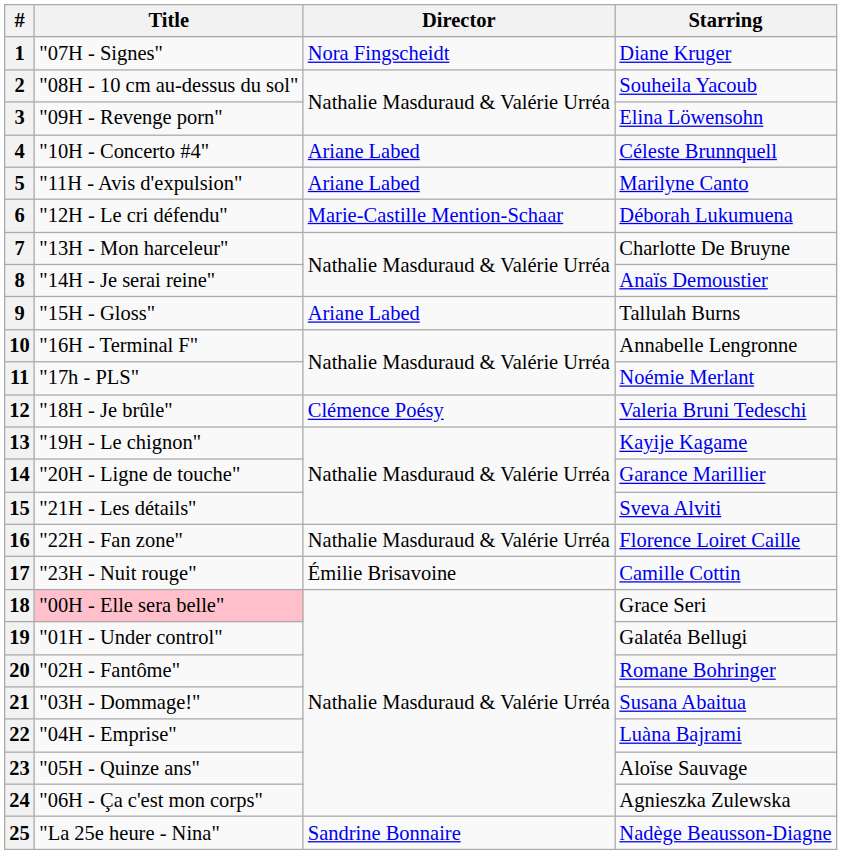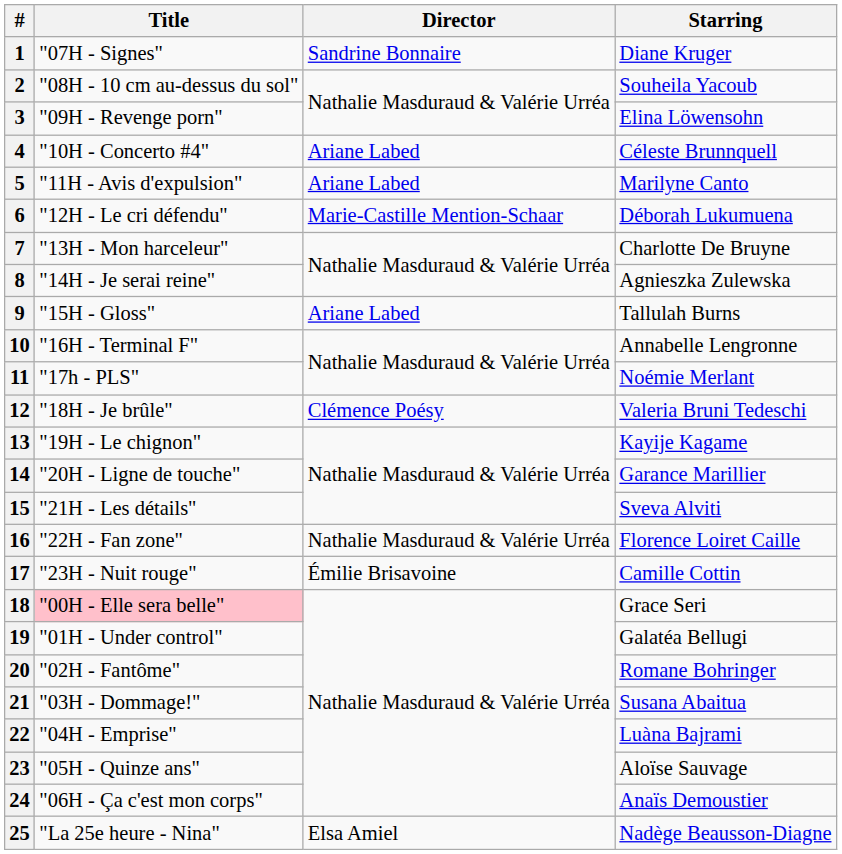(379, 53) Nora Fingscheidt -> (384, 53) Sandrine Bonnaire
(694, 280) Anaïs Demoustier -> (705, 280) Agnieszka Zulewska
(705, 800) Agnieszka Zulewska -> (694, 800) Anaïs Demoustier
(384, 832) Sandrine Bonnaire -> (353, 832) Elsa Amiel
